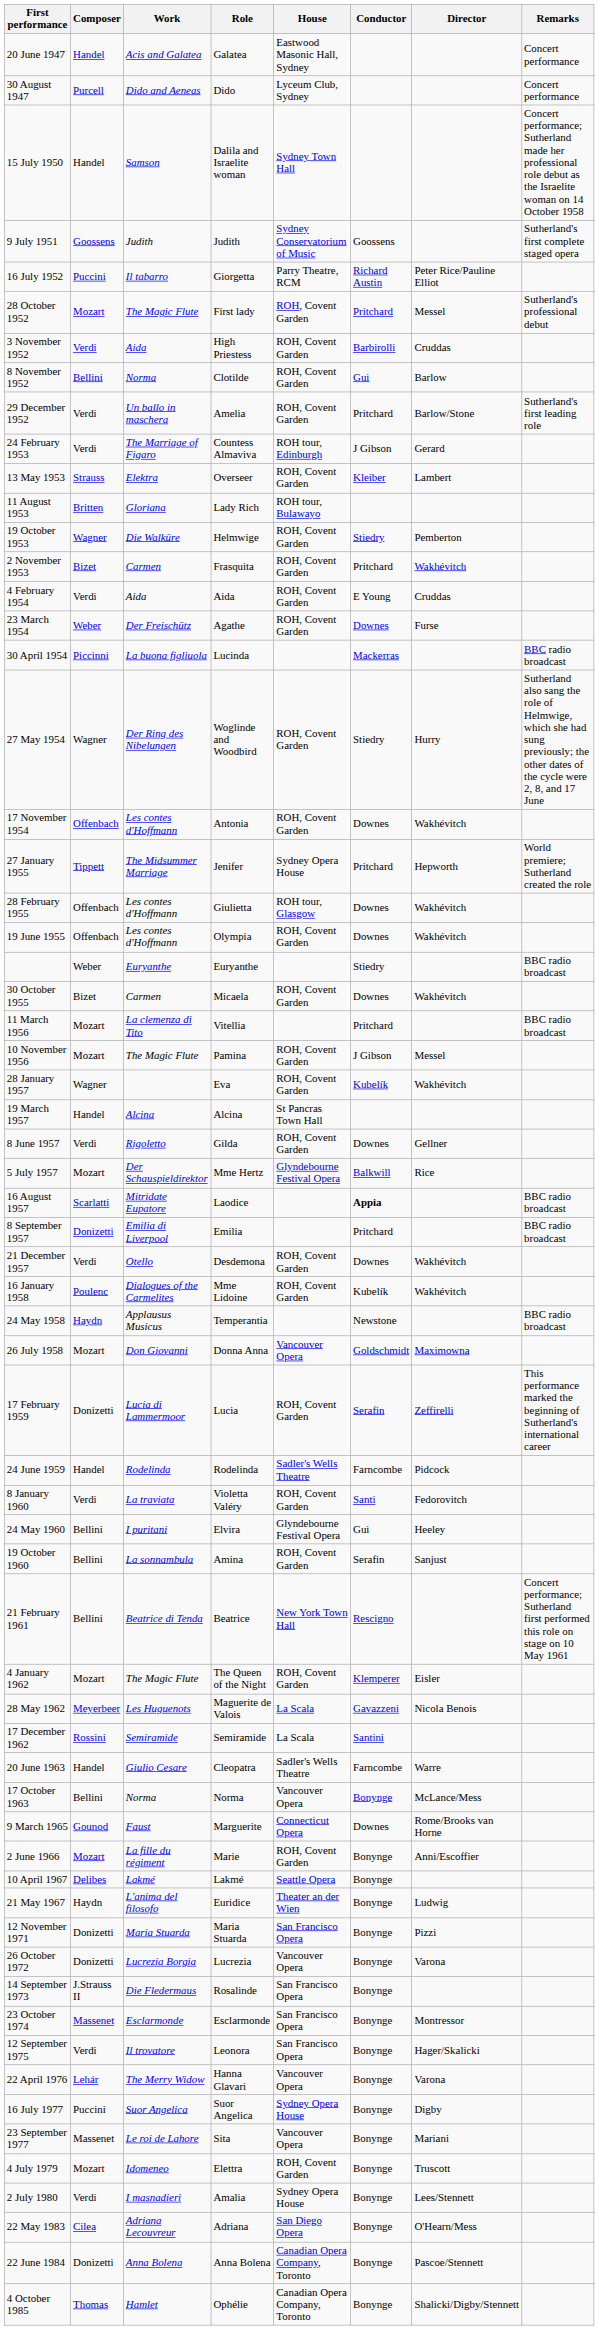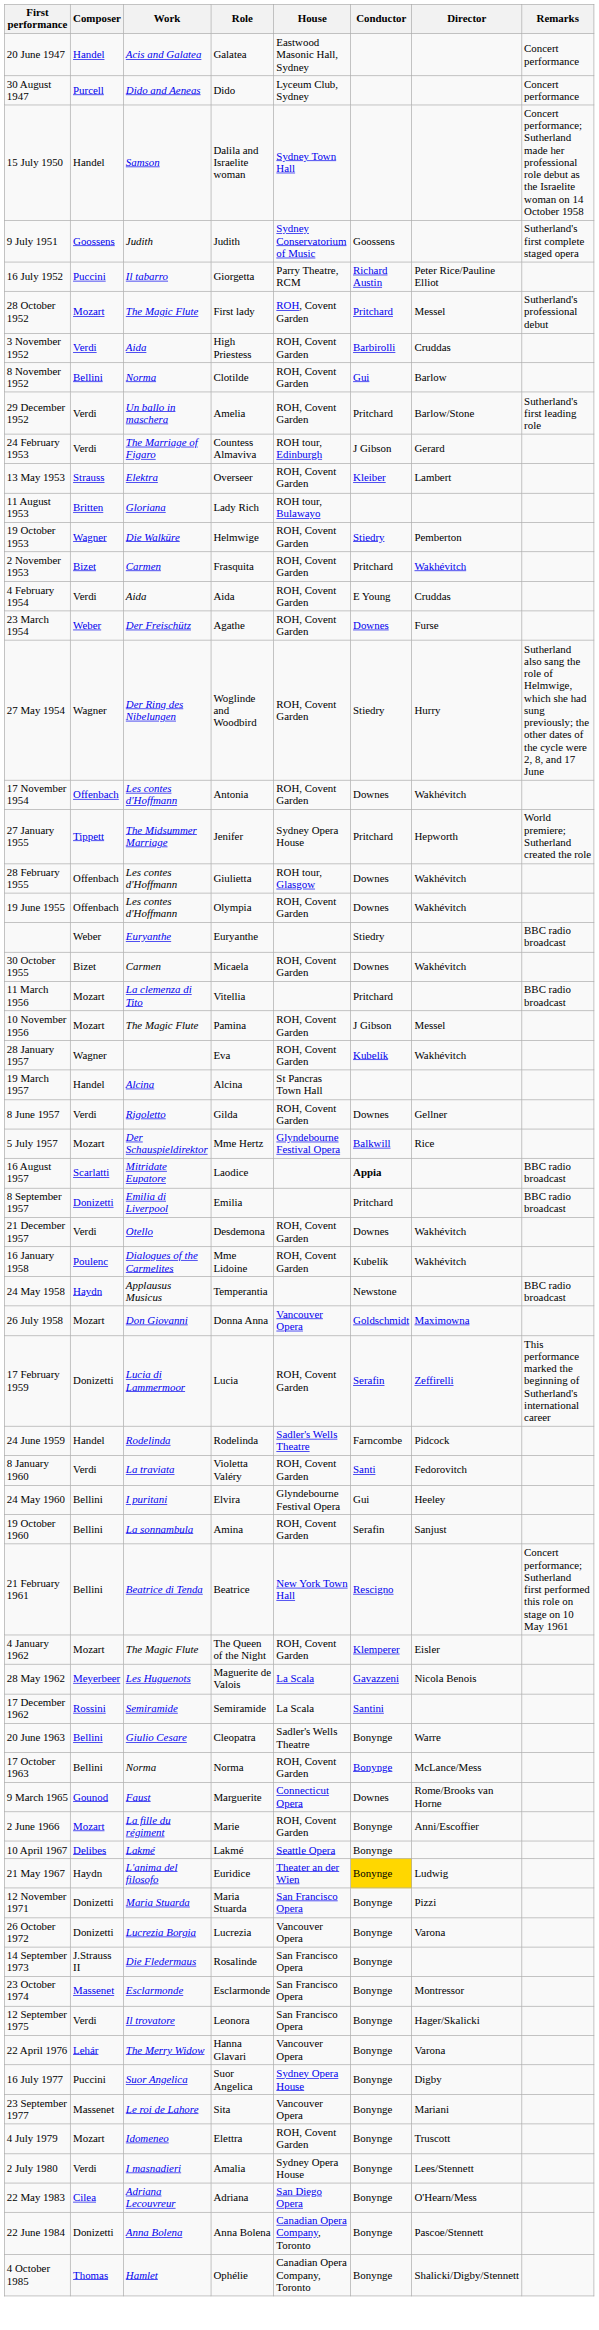- row: (37, 655)
(89, 1767) Handel -> (88, 1738) Bellini
(378, 1767) Farncombe -> (373, 1738) Bonynge
(300, 1797) Vancouver Opera -> (306, 1767) ROH, Covent Garden
(373, 1902) no background -> (373, 1873) gold background
